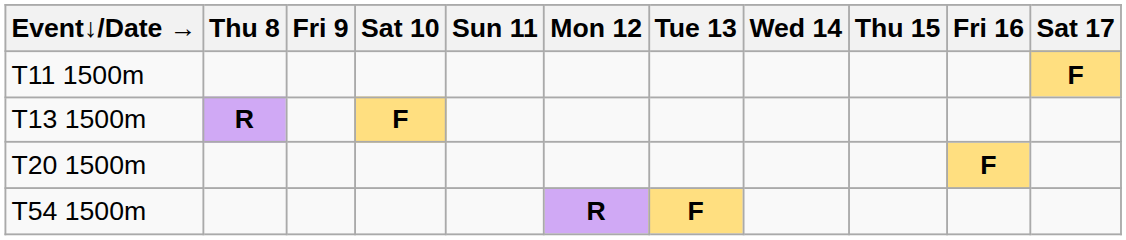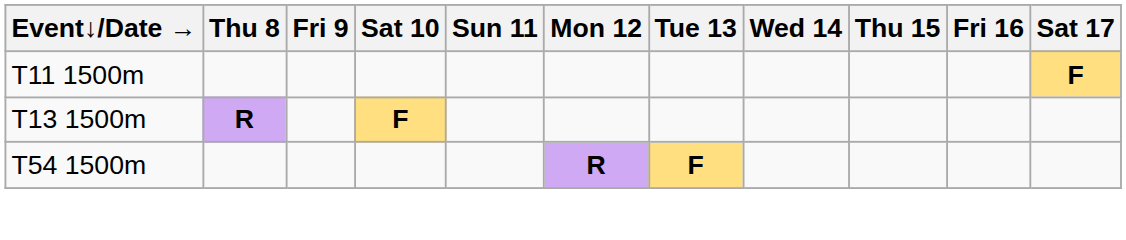- row: (79, 165)
